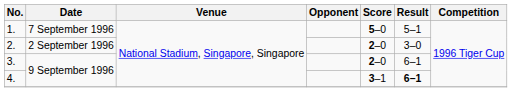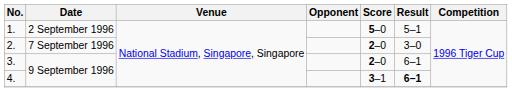(71, 29) 7 September 1996 -> (71, 29) 2 September 1996
(71, 45) 2 September 1996 -> (71, 45) 7 September 1996
